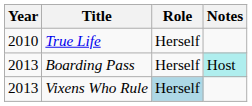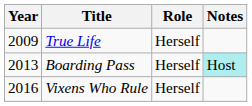(23, 40) 2010 -> (23, 40) 2009
(23, 88) 2013 -> (23, 88) 2016
(177, 88) lightblue background -> (177, 88) no background
